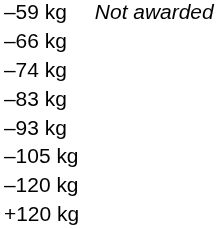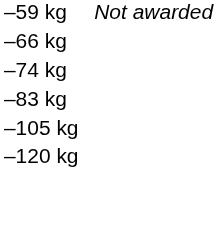- row: (35, 127)
- row: (42, 214)
